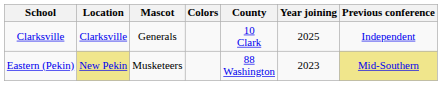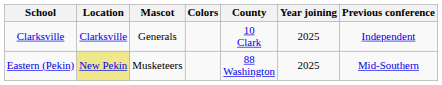(309, 65) 2023 -> (309, 65) 2025
(388, 65) khaki background -> (388, 65) no background
